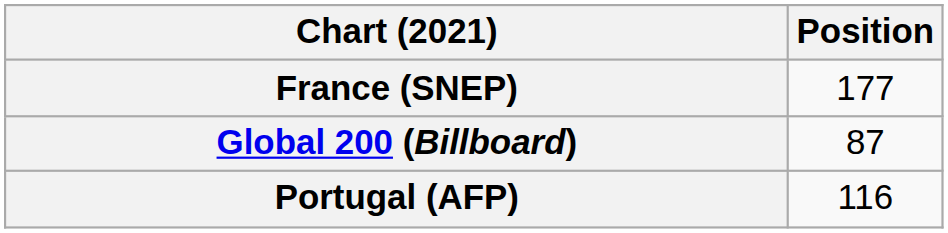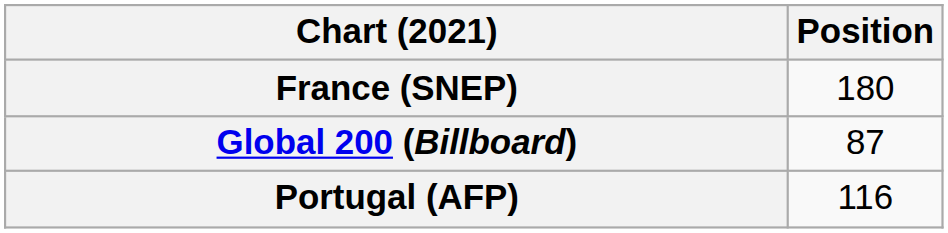(865, 87) 177 -> (865, 87) 180
